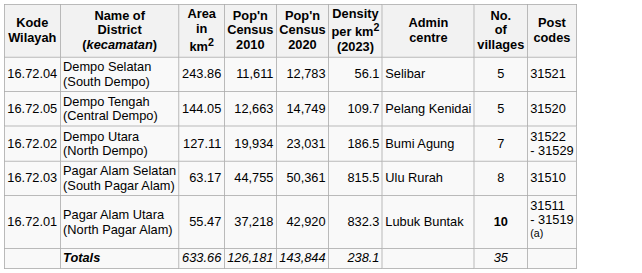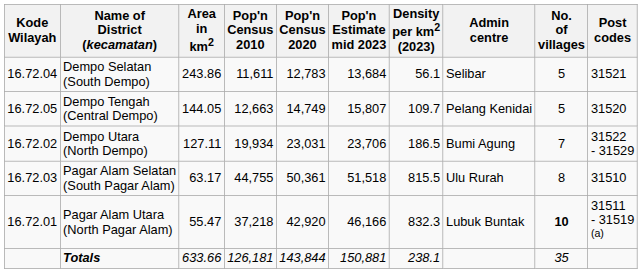+ column: (359, 30)
